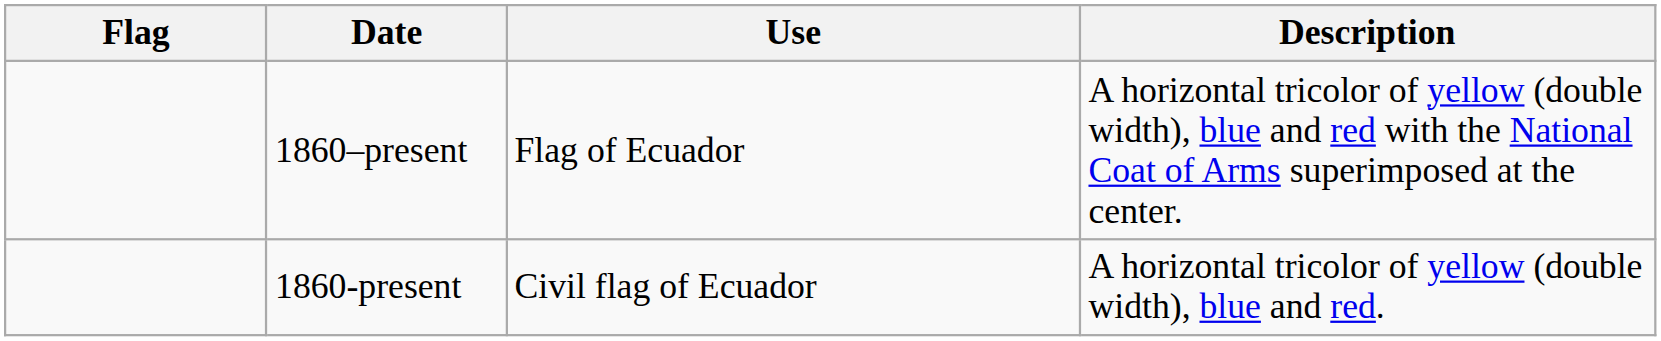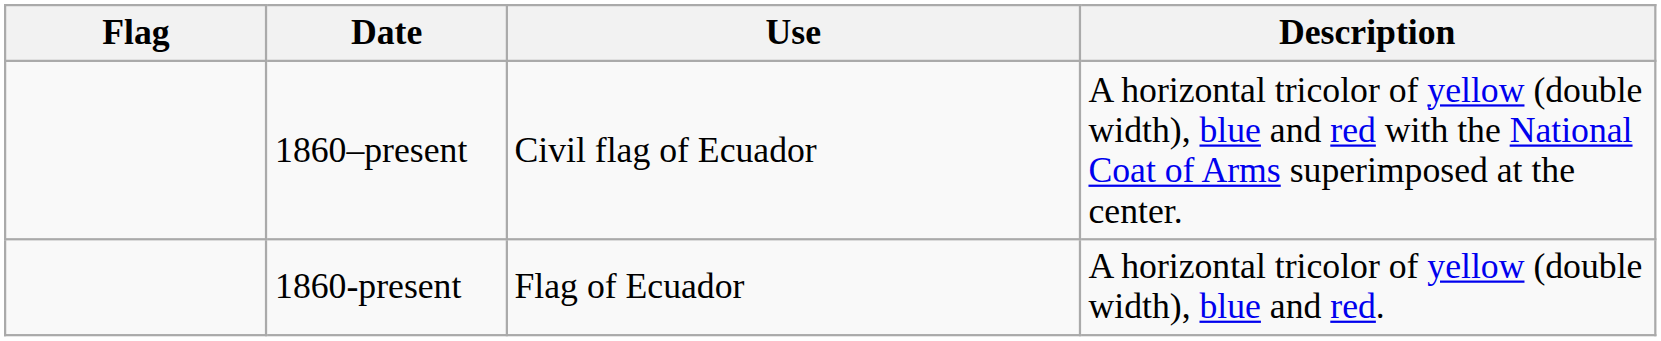(629, 149) Flag of Ecuador -> (666, 149) Civil flag of Ecuador
(666, 286) Civil flag of Ecuador -> (629, 286) Flag of Ecuador
